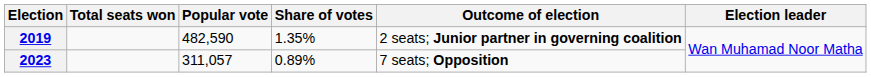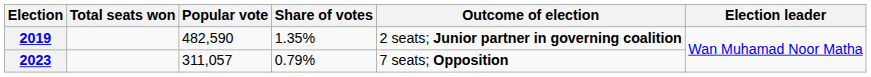(295, 60) 0.89% -> (295, 60) 0.79%
